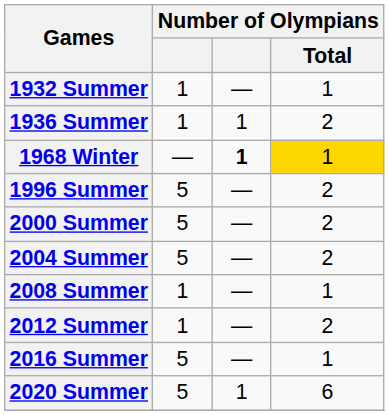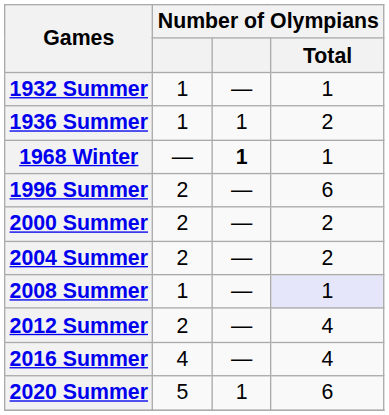(328, 156) gold background -> (328, 156) no background
(182, 190) 5 -> (182, 190) 2
(328, 190) 2 -> (328, 190) 6
(182, 223) 5 -> (182, 223) 2
(182, 257) 5 -> (182, 257) 2
(328, 291) no background -> (328, 291) lavender background
(182, 325) 1 -> (182, 325) 2
(328, 325) 2 -> (328, 325) 4
(182, 358) 5 -> (182, 358) 4
(328, 358) 1 -> (328, 358) 4
